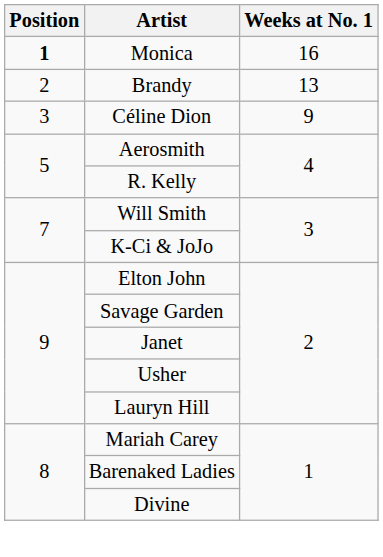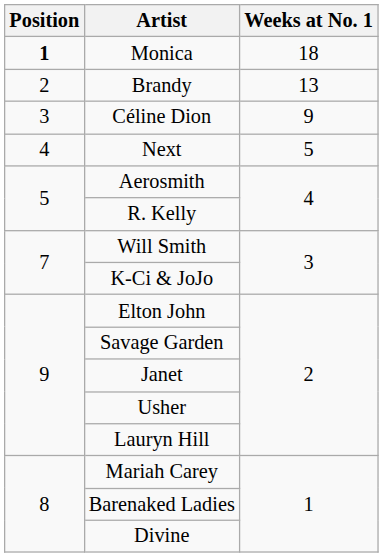(309, 52) 16 -> (309, 52) 18
+ row: (162, 149)
